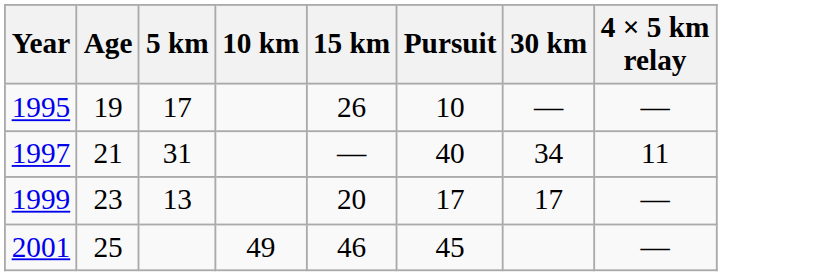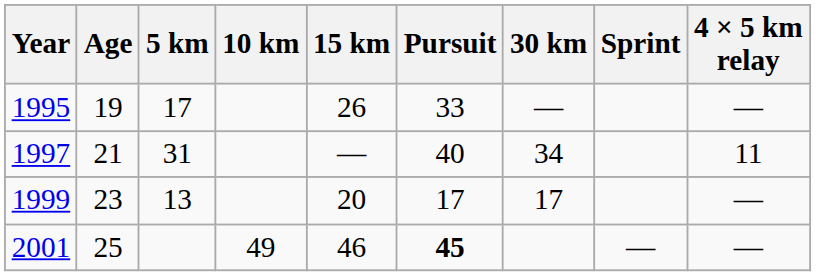+ column: (641, 44)
(450, 107) 10 -> (450, 107) 33
(450, 246) normal -> (450, 246) bold
